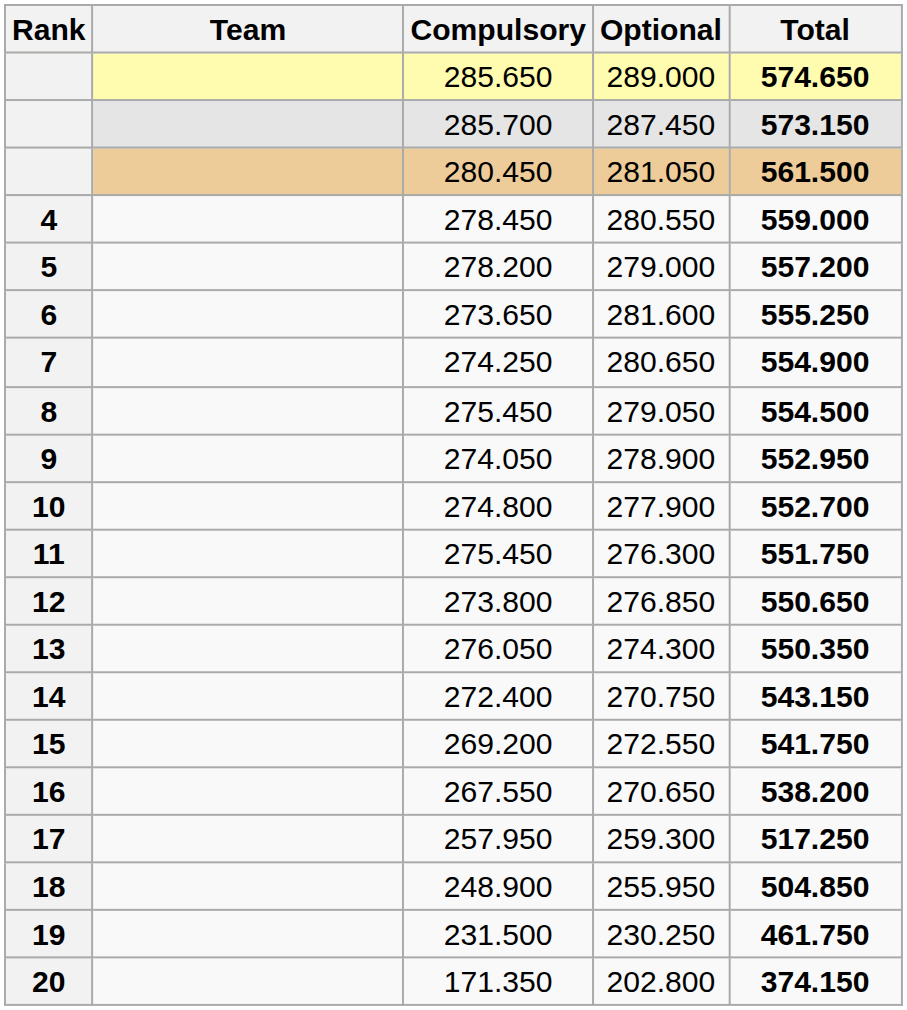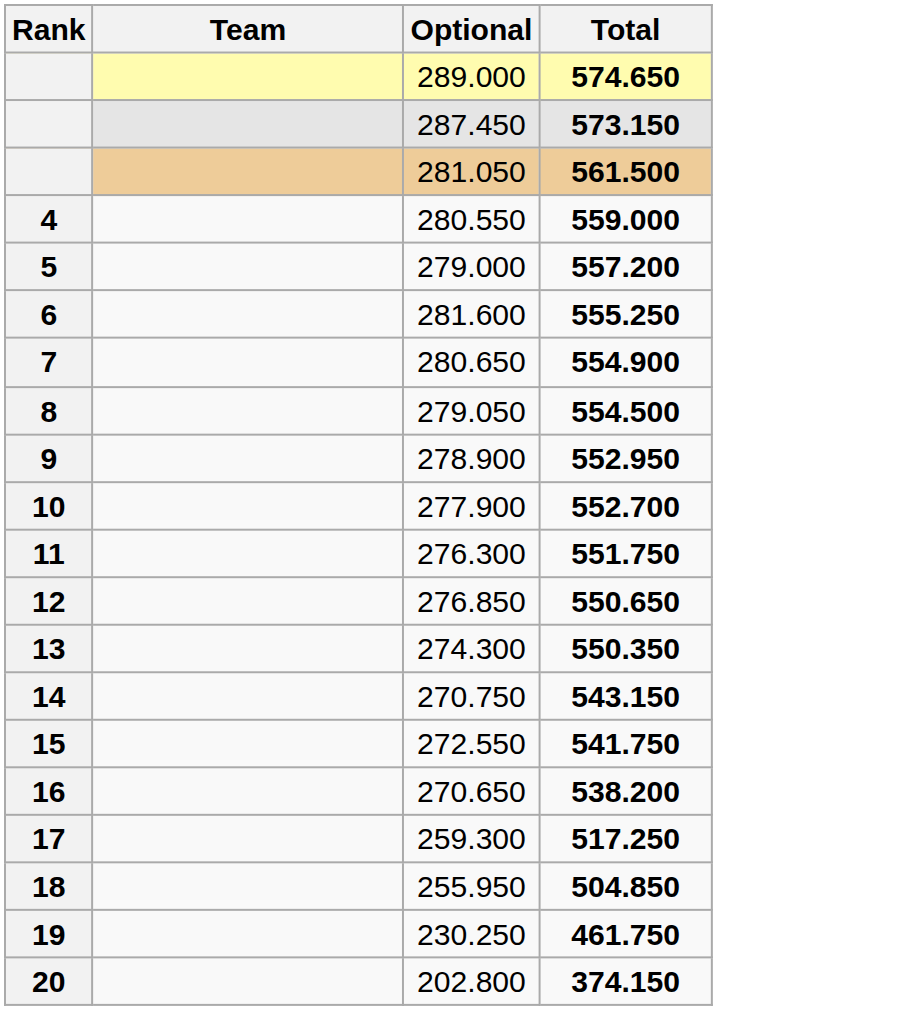- column: (498, 29)
